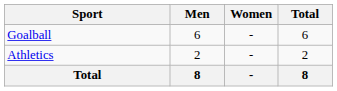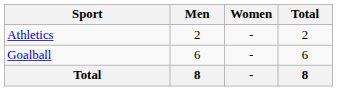rows swapped: (30, 55) <-> (29, 34)
